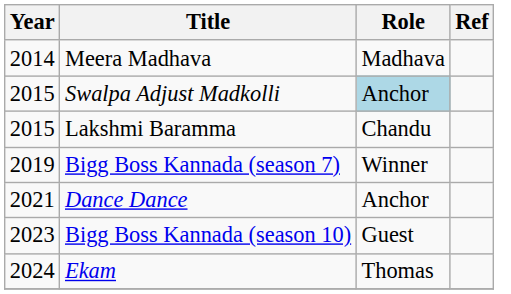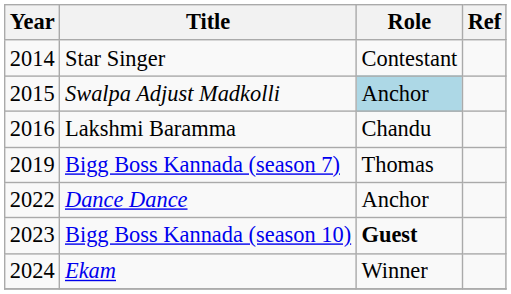- row: (138, 57)
+ row: (115, 57)
(32, 128) 2015 -> (32, 128) 2016
(395, 164) Winner -> (398, 164) Thomas
(32, 199) 2021 -> (32, 199) 2022
(388, 235) normal -> (390, 235) bold
(398, 270) Thomas -> (395, 270) Winner
